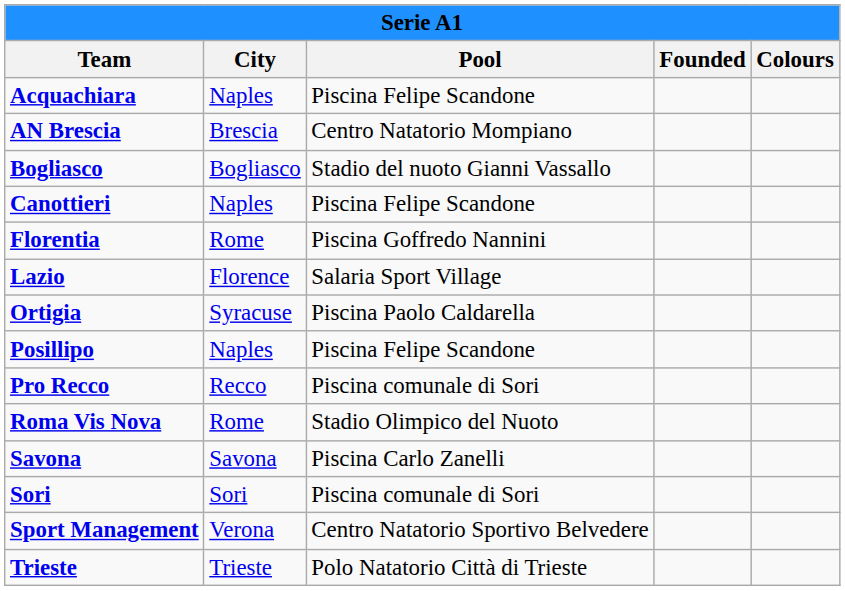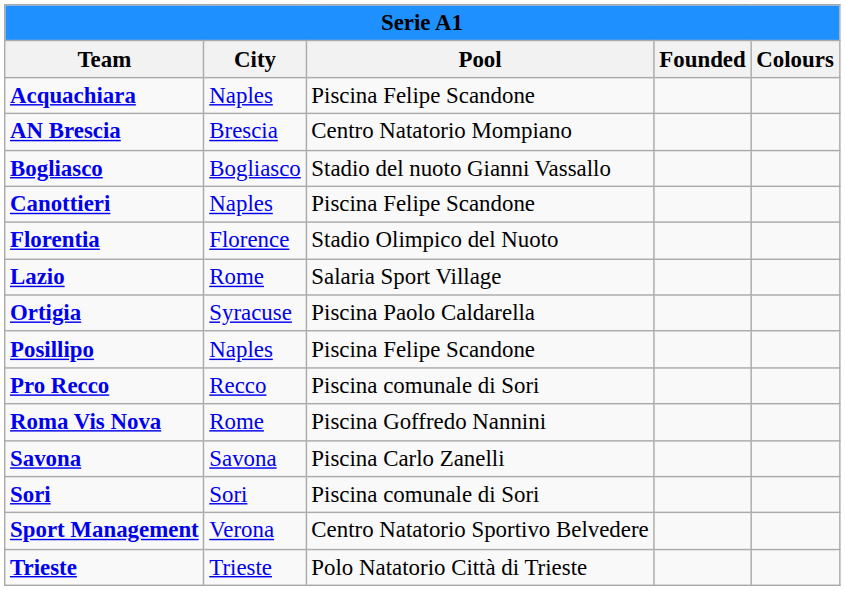(237, 240) Rome -> (249, 240) Florence
(429, 240) Piscina Goffredo Nannini -> (435, 240) Stadio Olimpico del Nuoto
(249, 276) Florence -> (237, 276) Rome
(435, 421) Stadio Olimpico del Nuoto -> (429, 421) Piscina Goffredo Nannini
